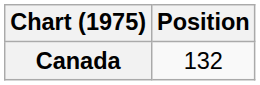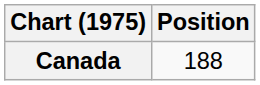(203, 60) 132 -> (203, 60) 188
